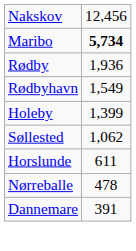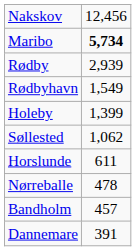(106, 64) 1,936 -> (106, 64) 2,939
+ row: (40, 209)
